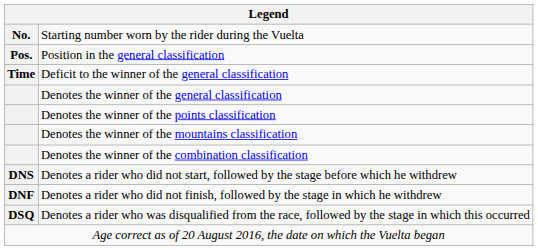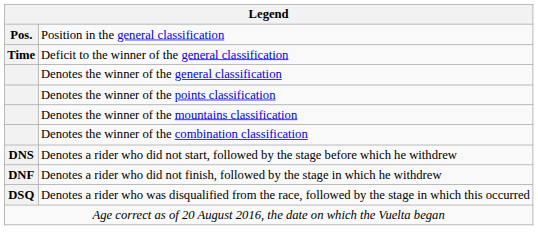- row: (172, 34)
